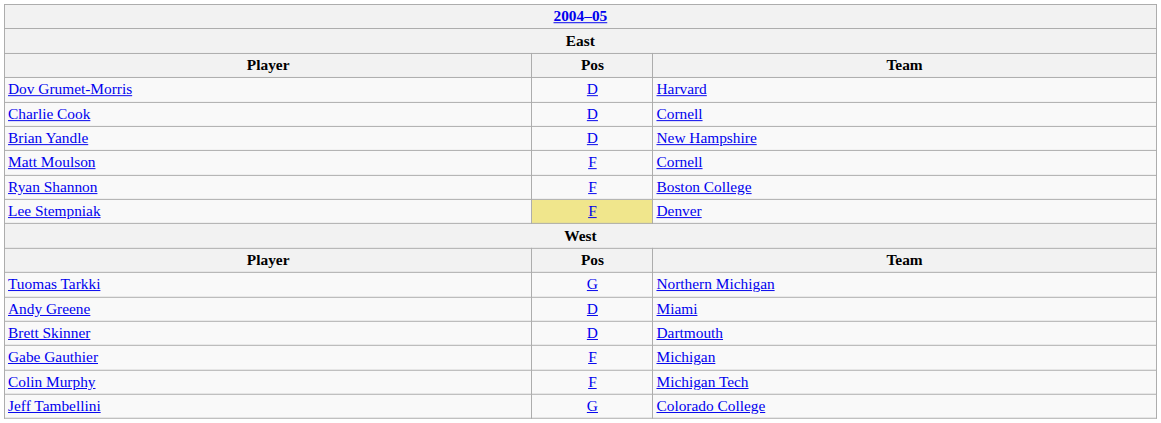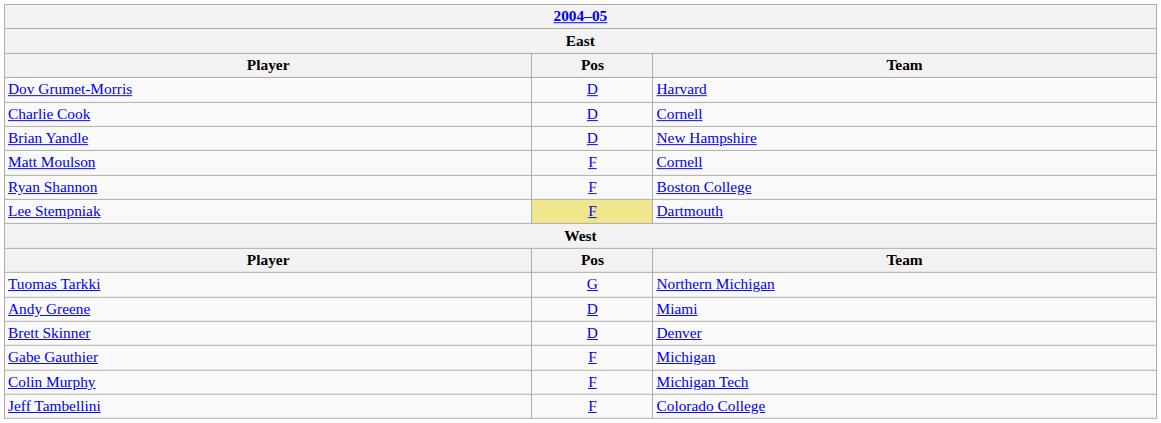(679, 211) Denver -> (690, 211) Dartmouth
(690, 333) Dartmouth -> (679, 333) Denver
(592, 406) G -> (592, 406) F
